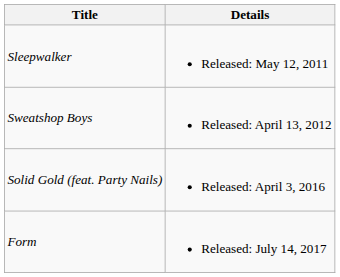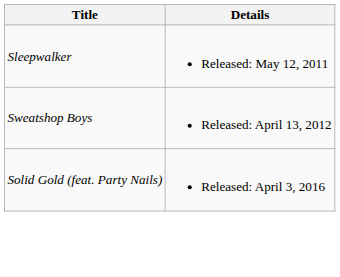- row: (22, 241)
